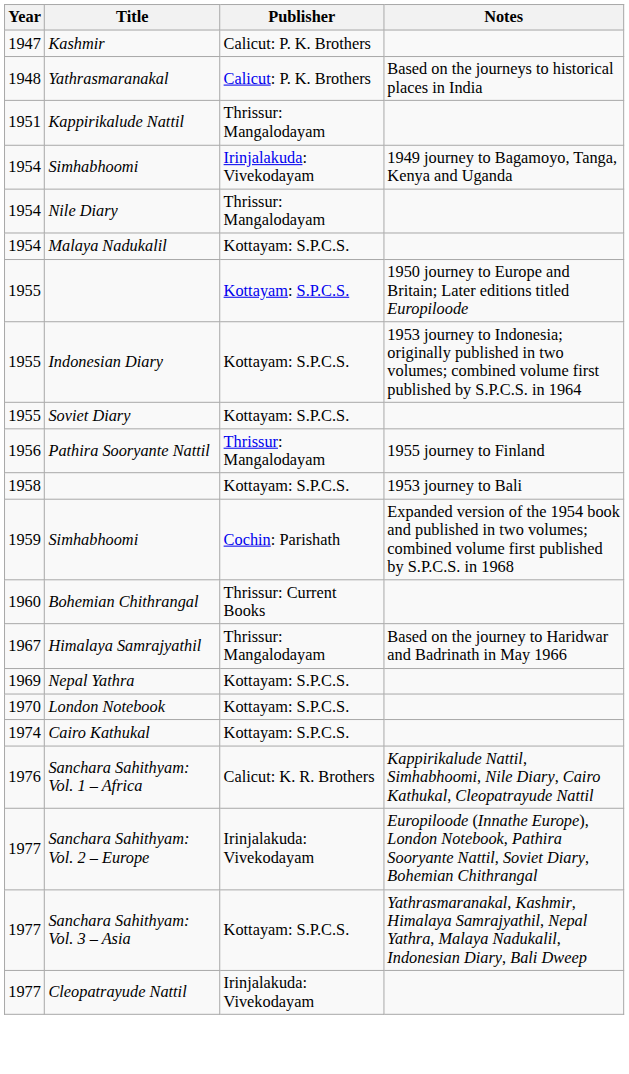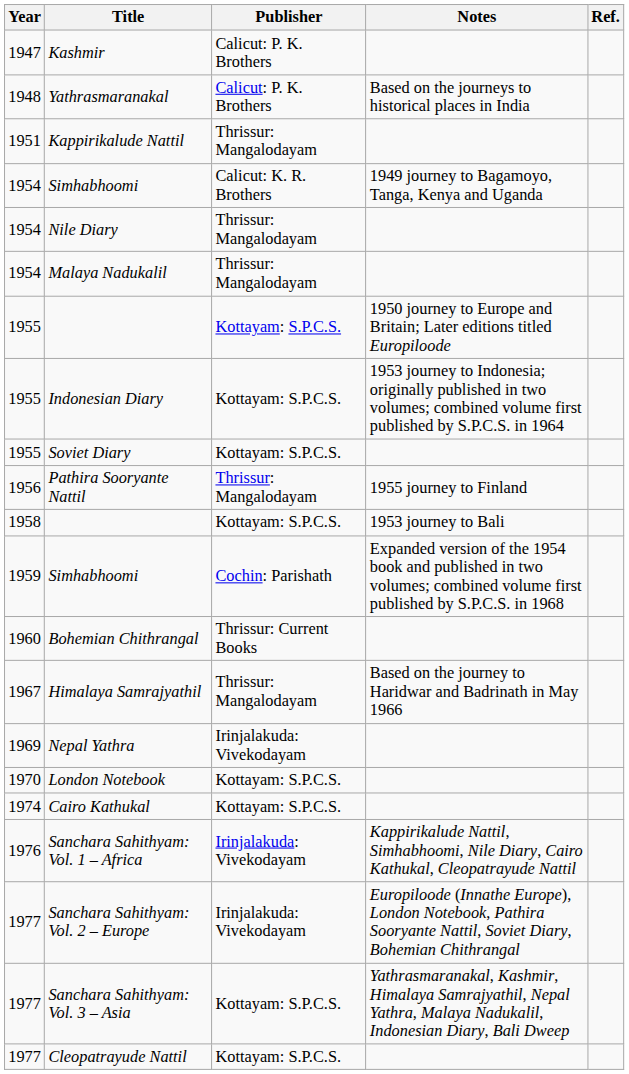+ column: (606, 17)
(269, 166) Irinjalakuda: Vivekodayam -> (261, 185) Calicut: K. R. Brothers
(286, 246) Kottayam: S.P.C.S. -> (266, 273) Thrissur: Mangalodayam
(286, 681) Kottayam: S.P.C.S. -> (261, 745) Irinjalakuda: Vivekodayam
(299, 777) Calicut: K. R. Brothers -> (261, 850) Irinjalakuda: Vivekodayam
(269, 992) Irinjalakuda: Vivekodayam -> (278, 1056) Kottayam: S.P.C.S.
